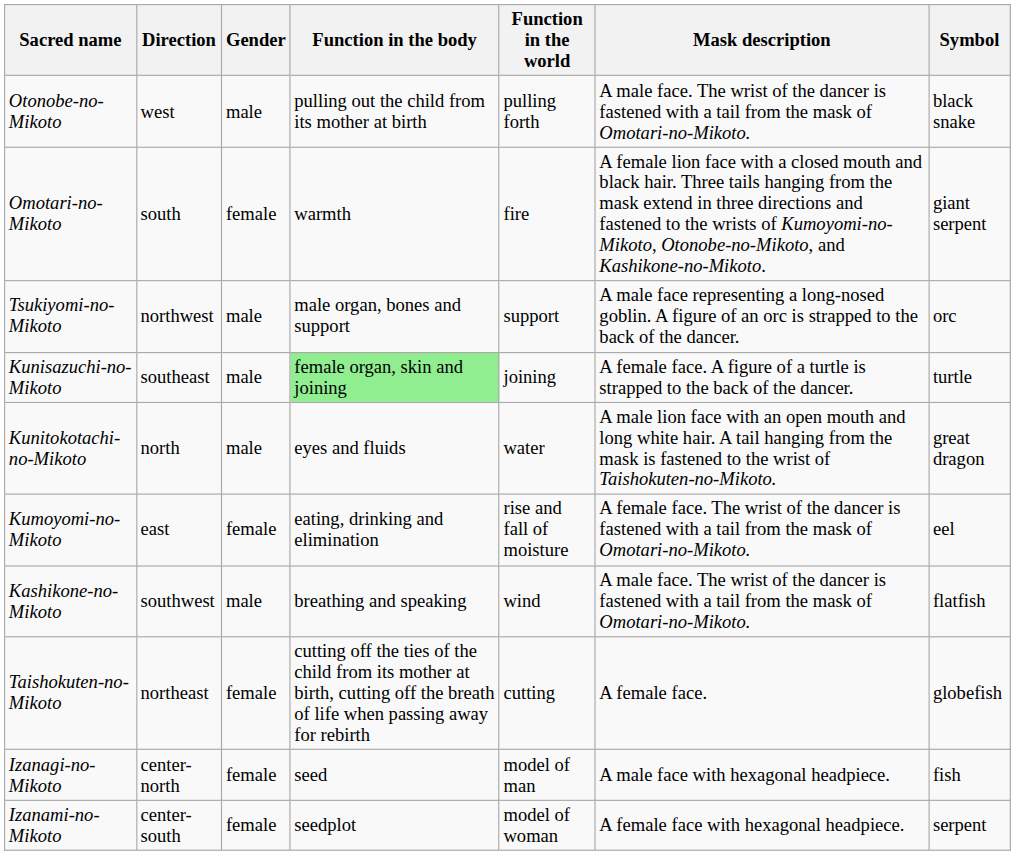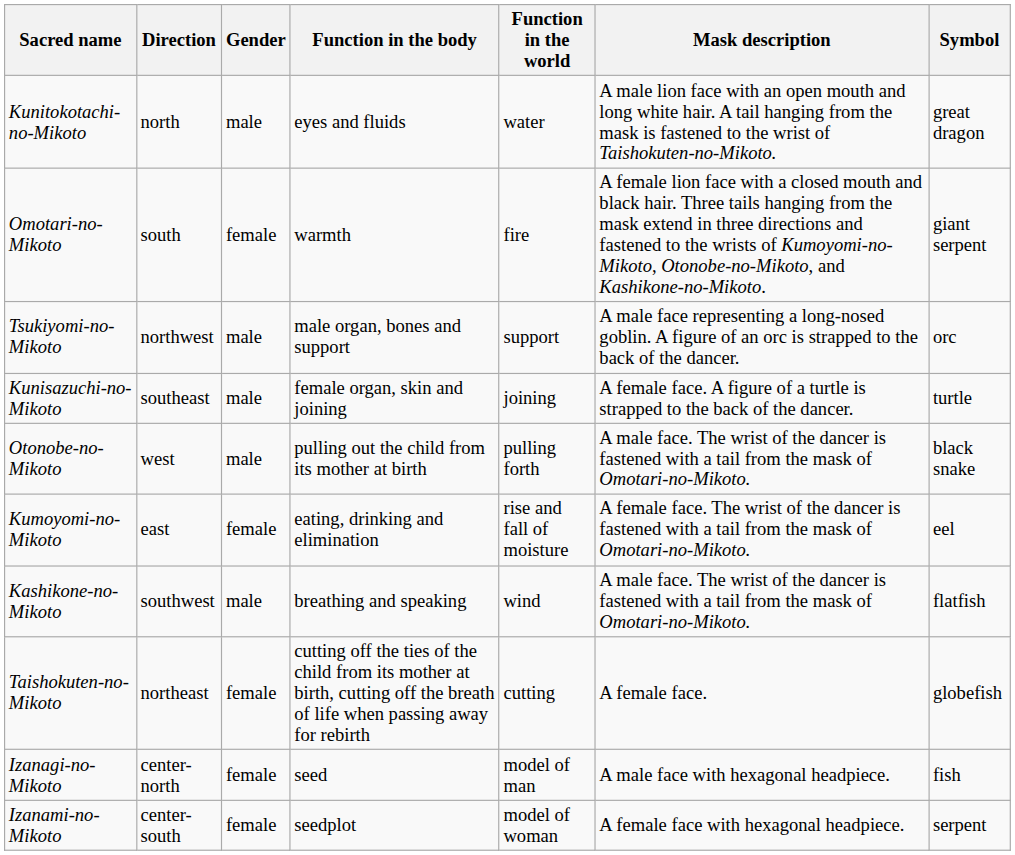rows swapped: (65, 448) <-> (56, 111)
(379, 377) lightgreen background -> (379, 397) no background
